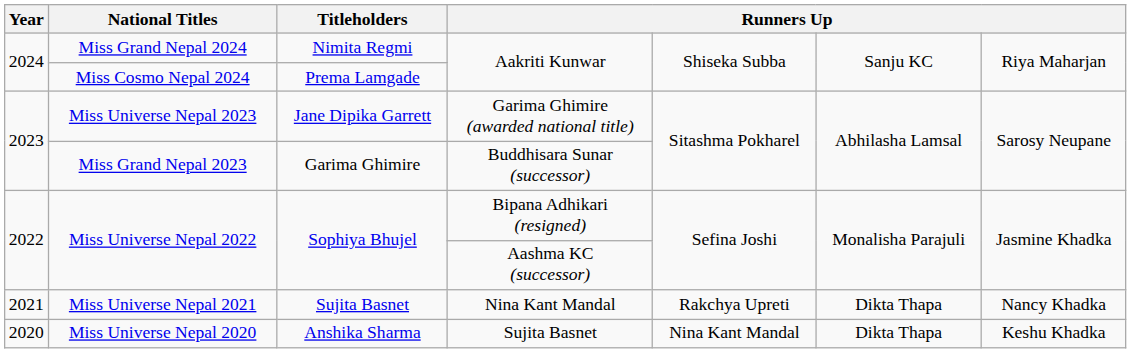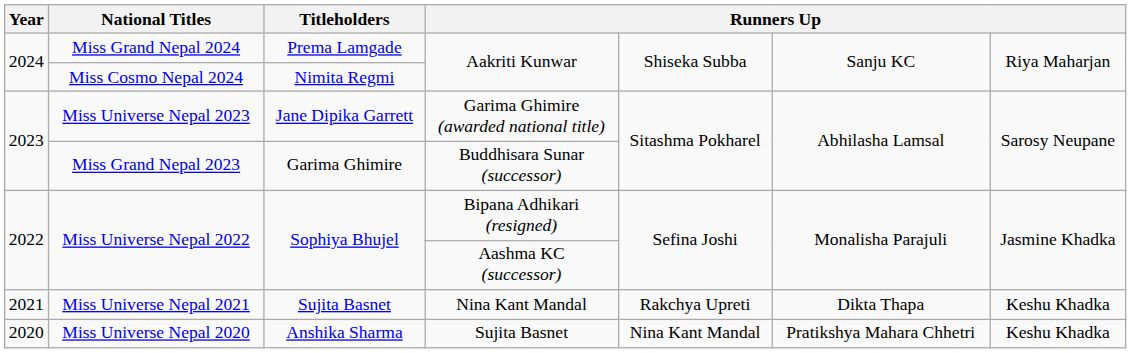(362, 47) Nimita Regmi -> (344, 47) Prema Lamgade
(362, 76) Prema Lamgade -> (344, 76) Nimita Regmi
(1054, 303) Nancy Khadka -> (1058, 303) Keshu Khadka
(899, 332) Dikta Thapa -> (881, 332) Pratikshya Mahara Chhetri
